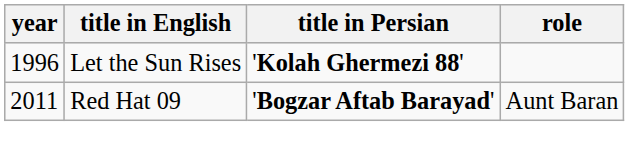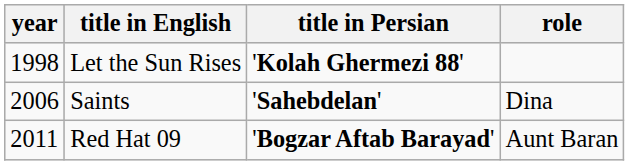(35, 62) 1996 -> (35, 62) 1998
+ row: (100, 100)
